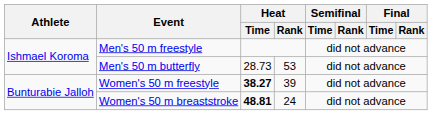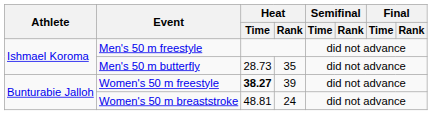(290, 66) 53 -> (290, 66) 35
(258, 101) bold -> (258, 101) normal
